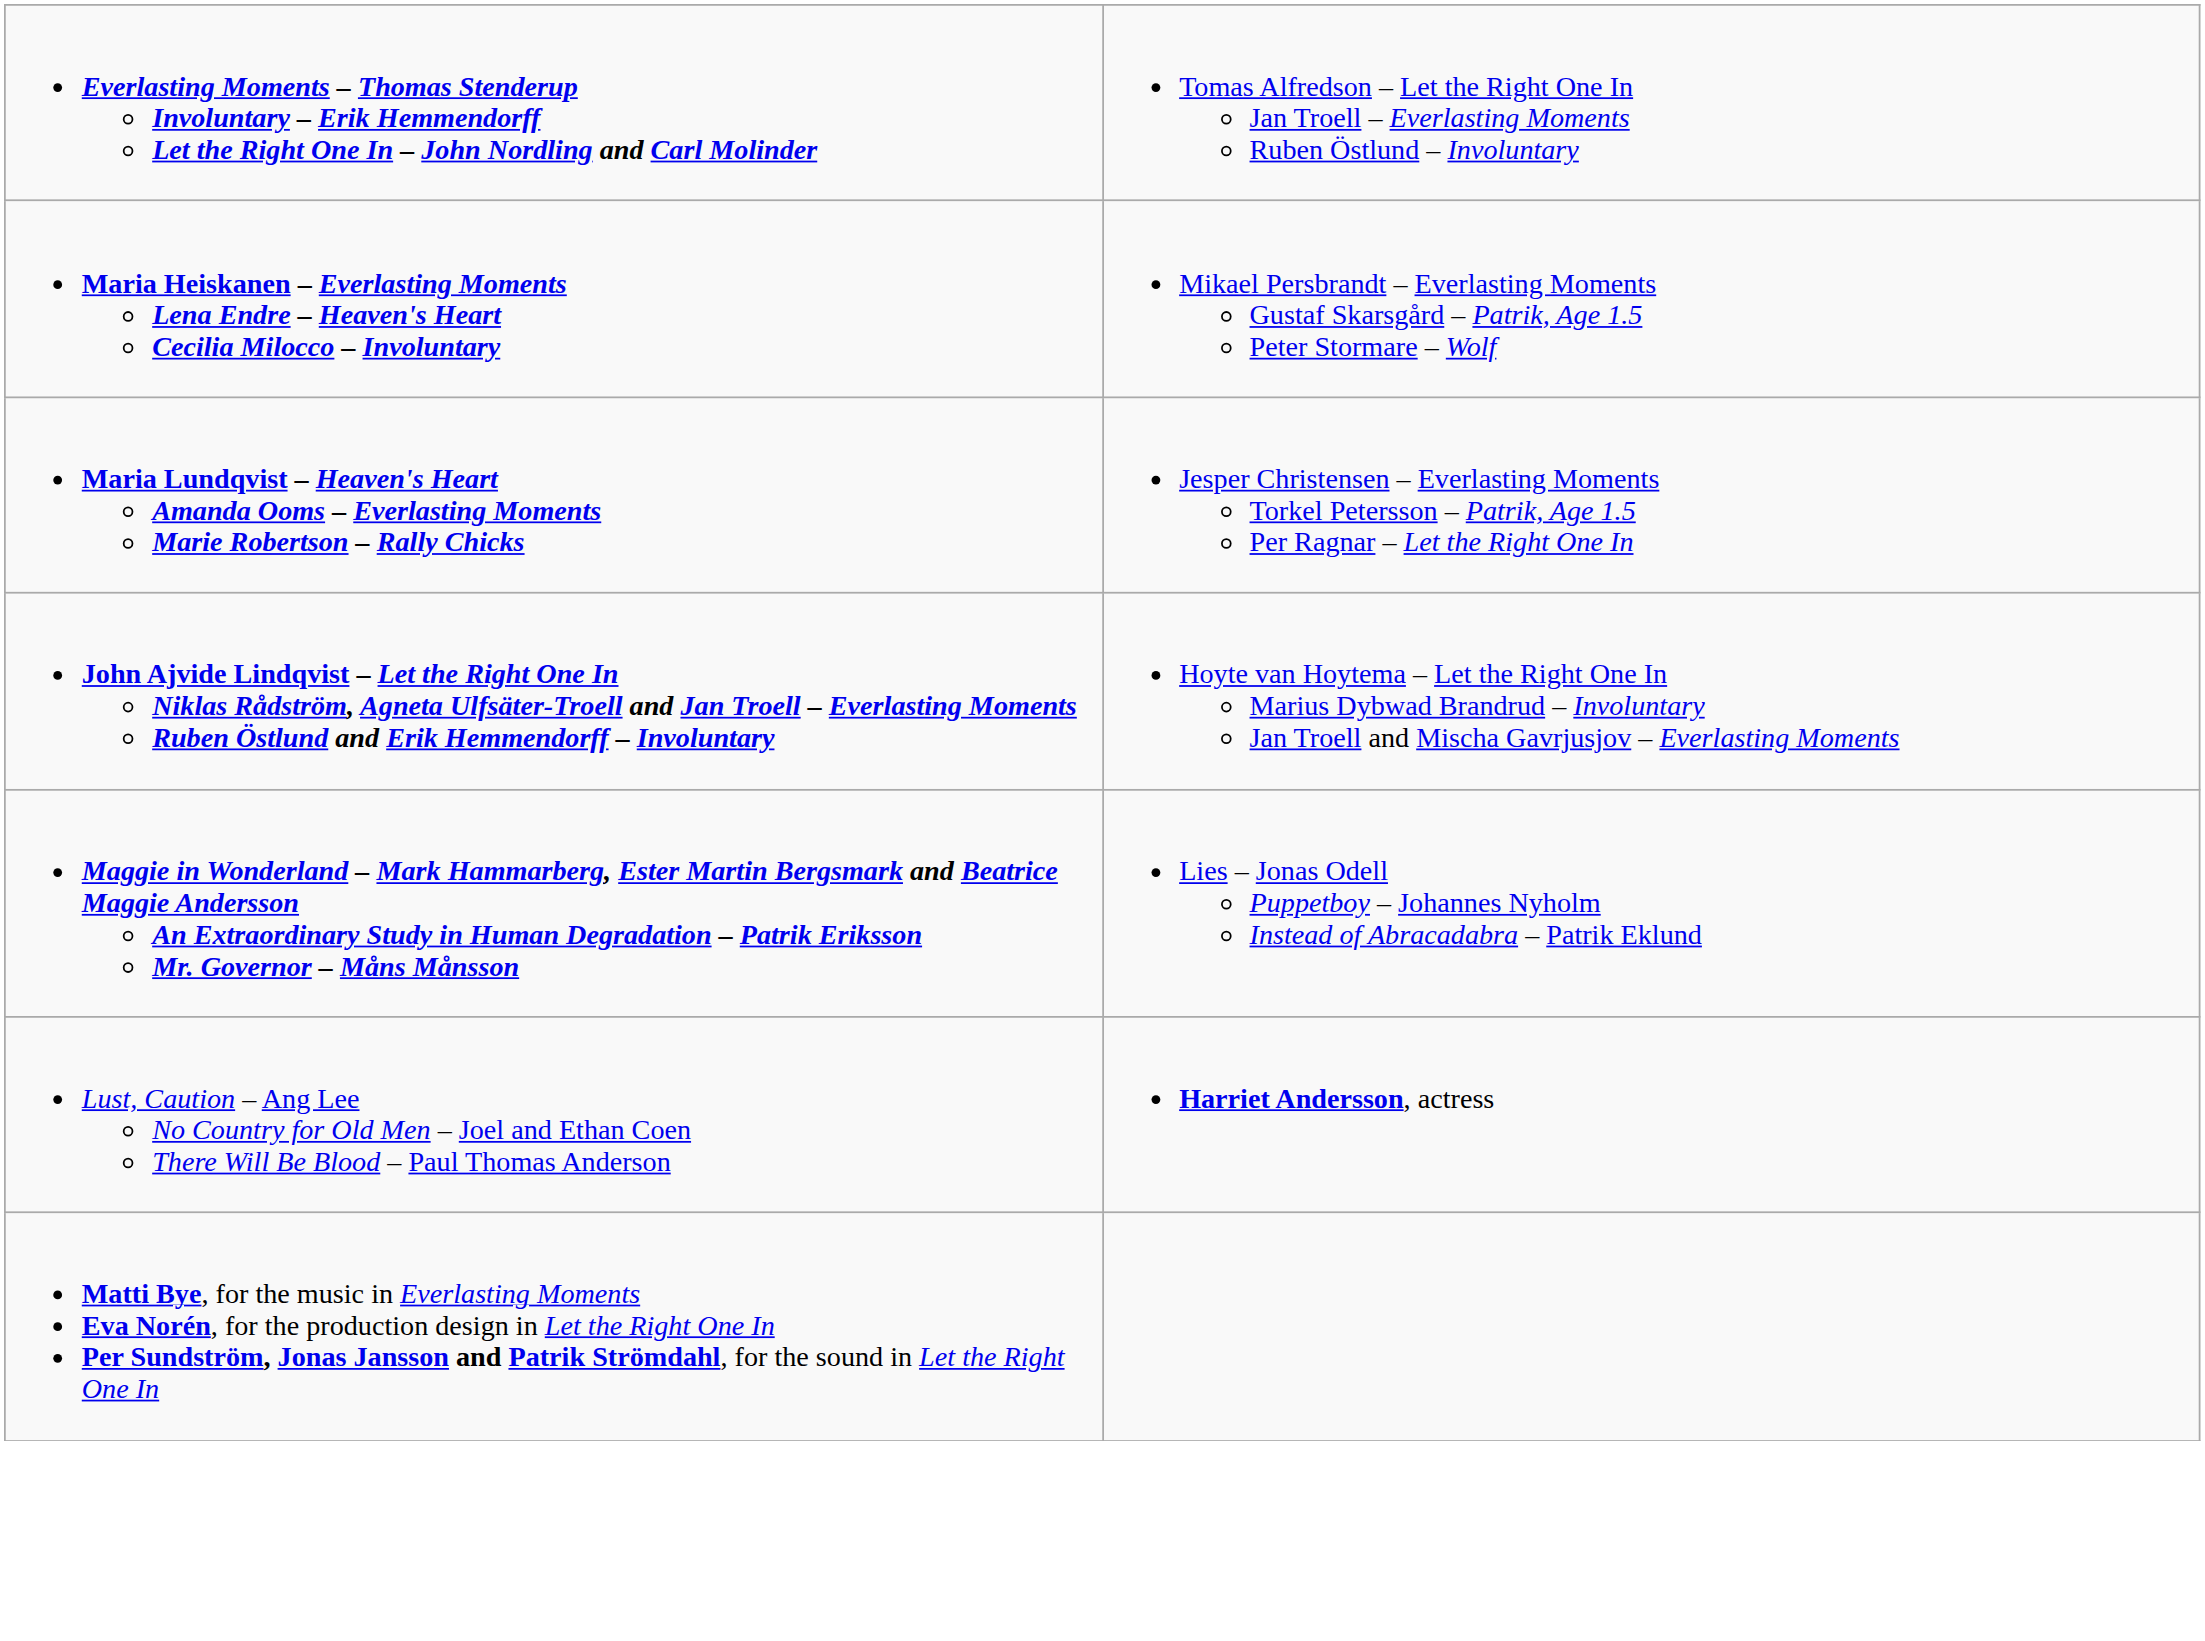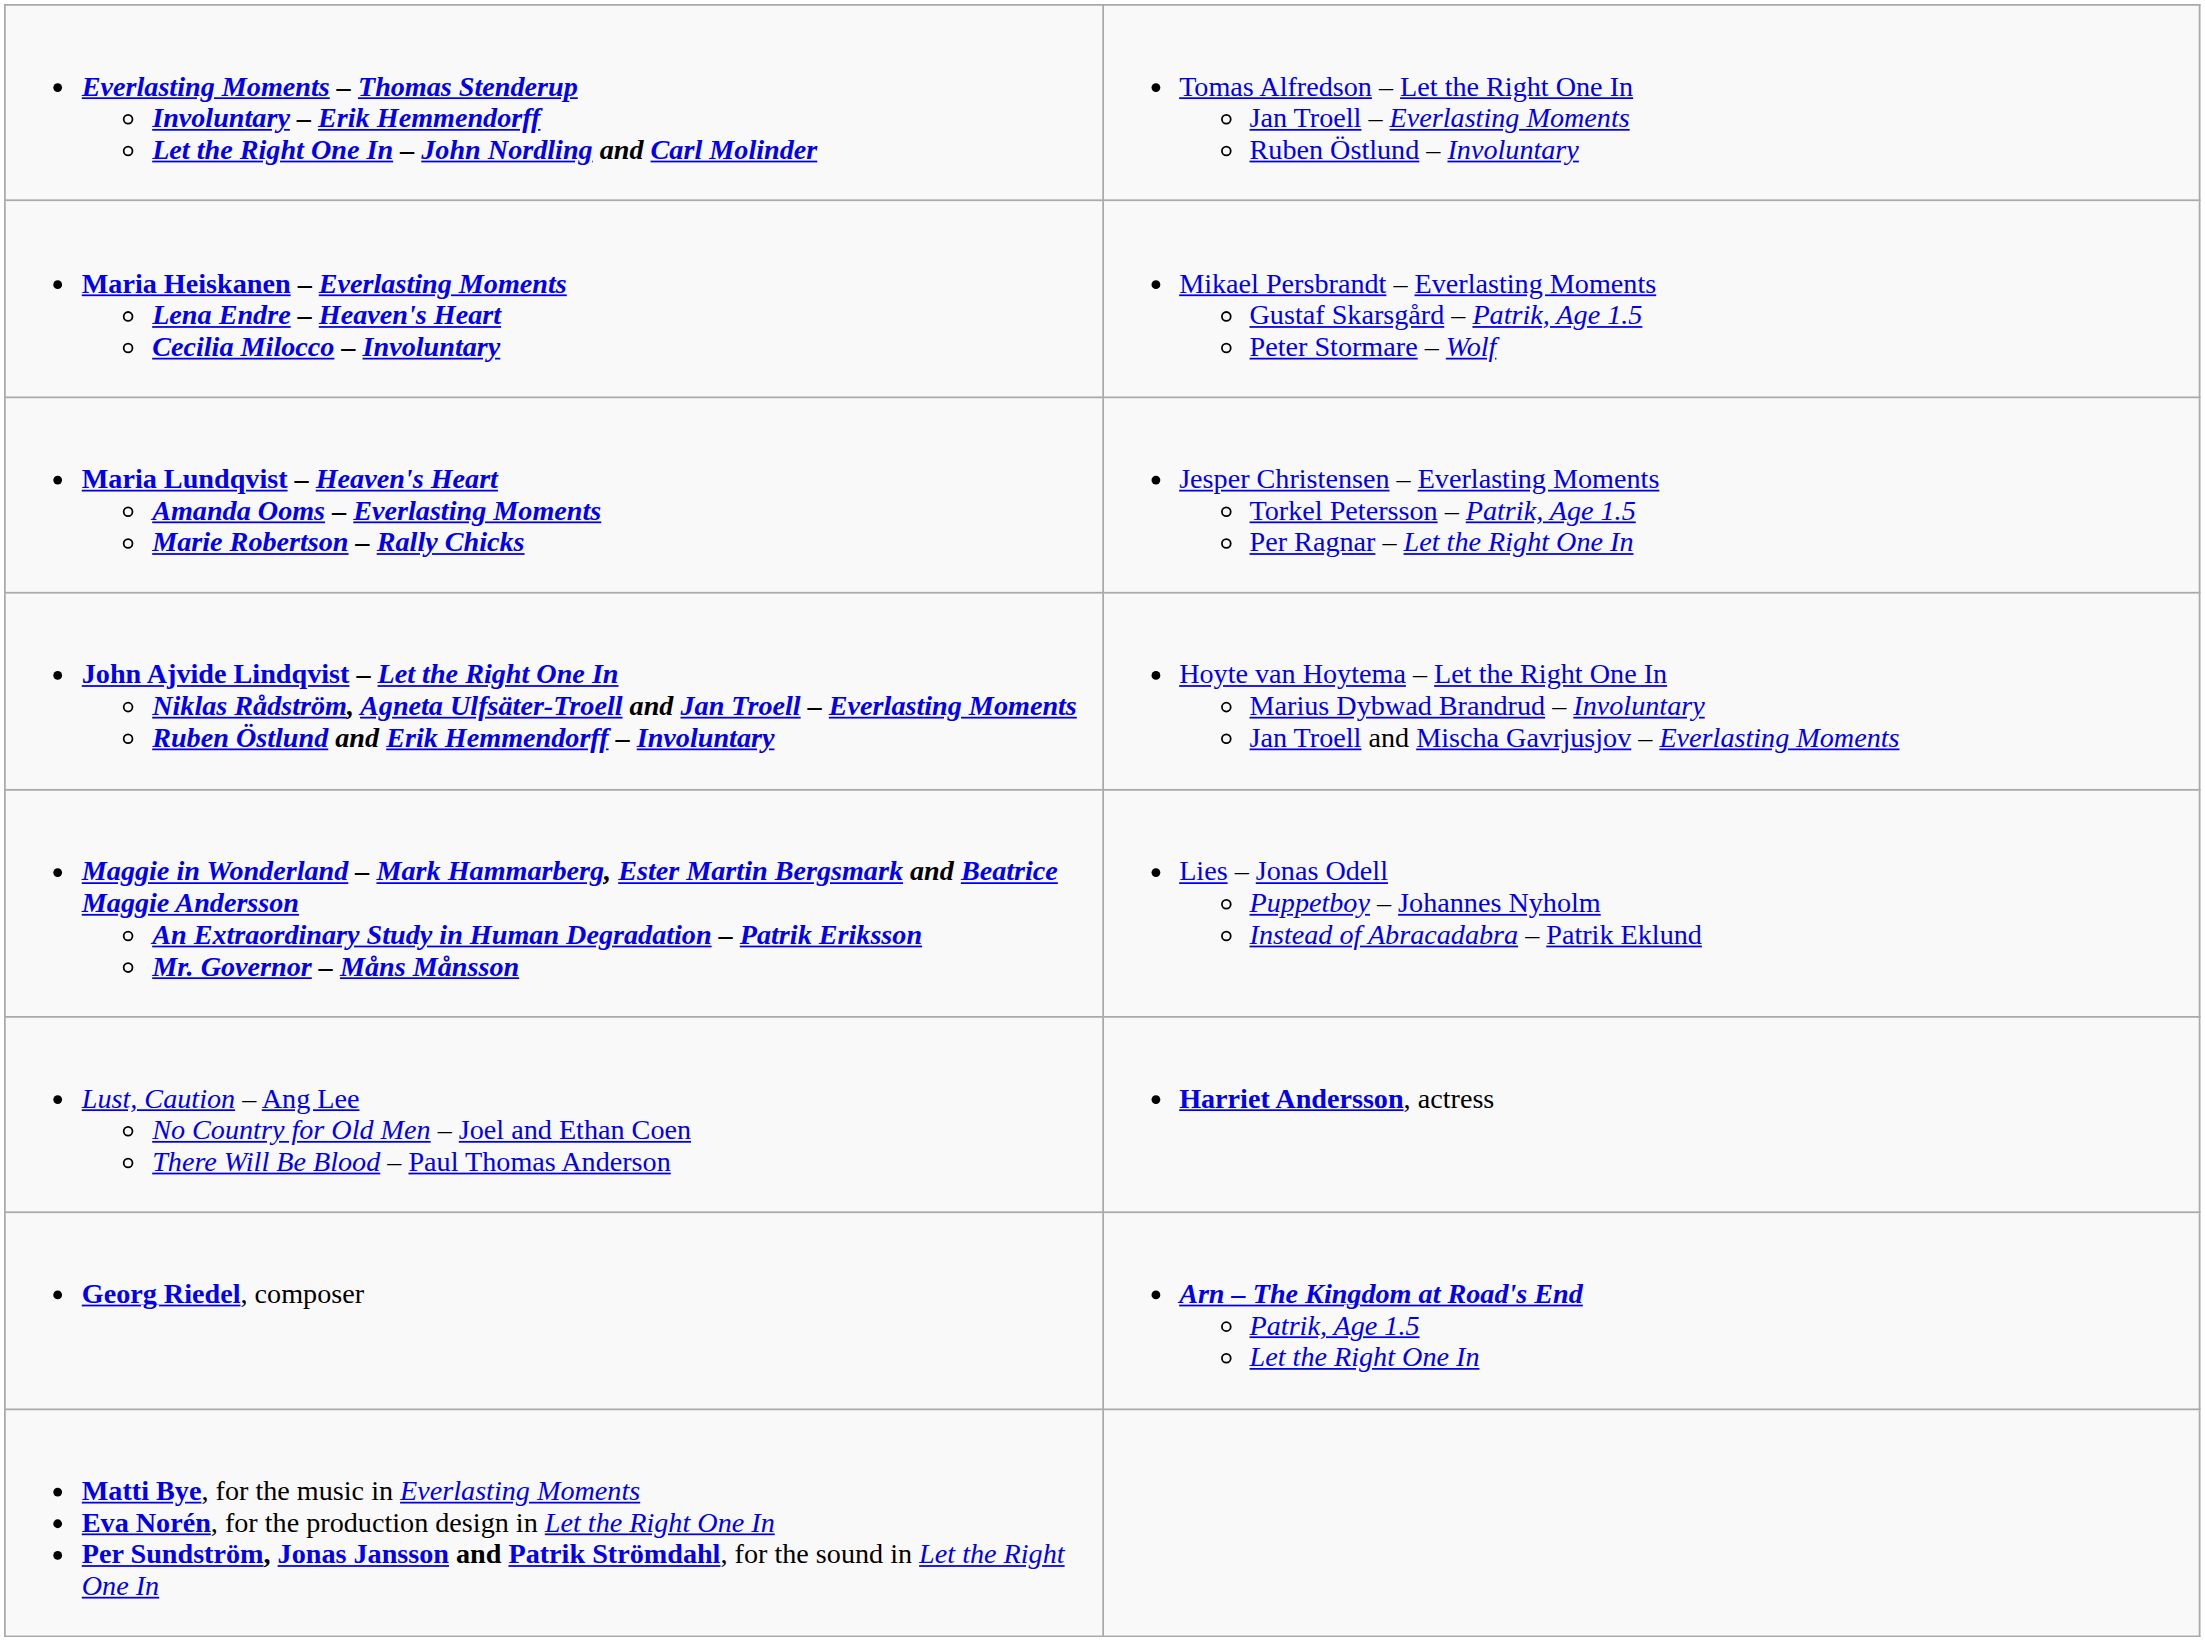+ row: (554, 1295)
